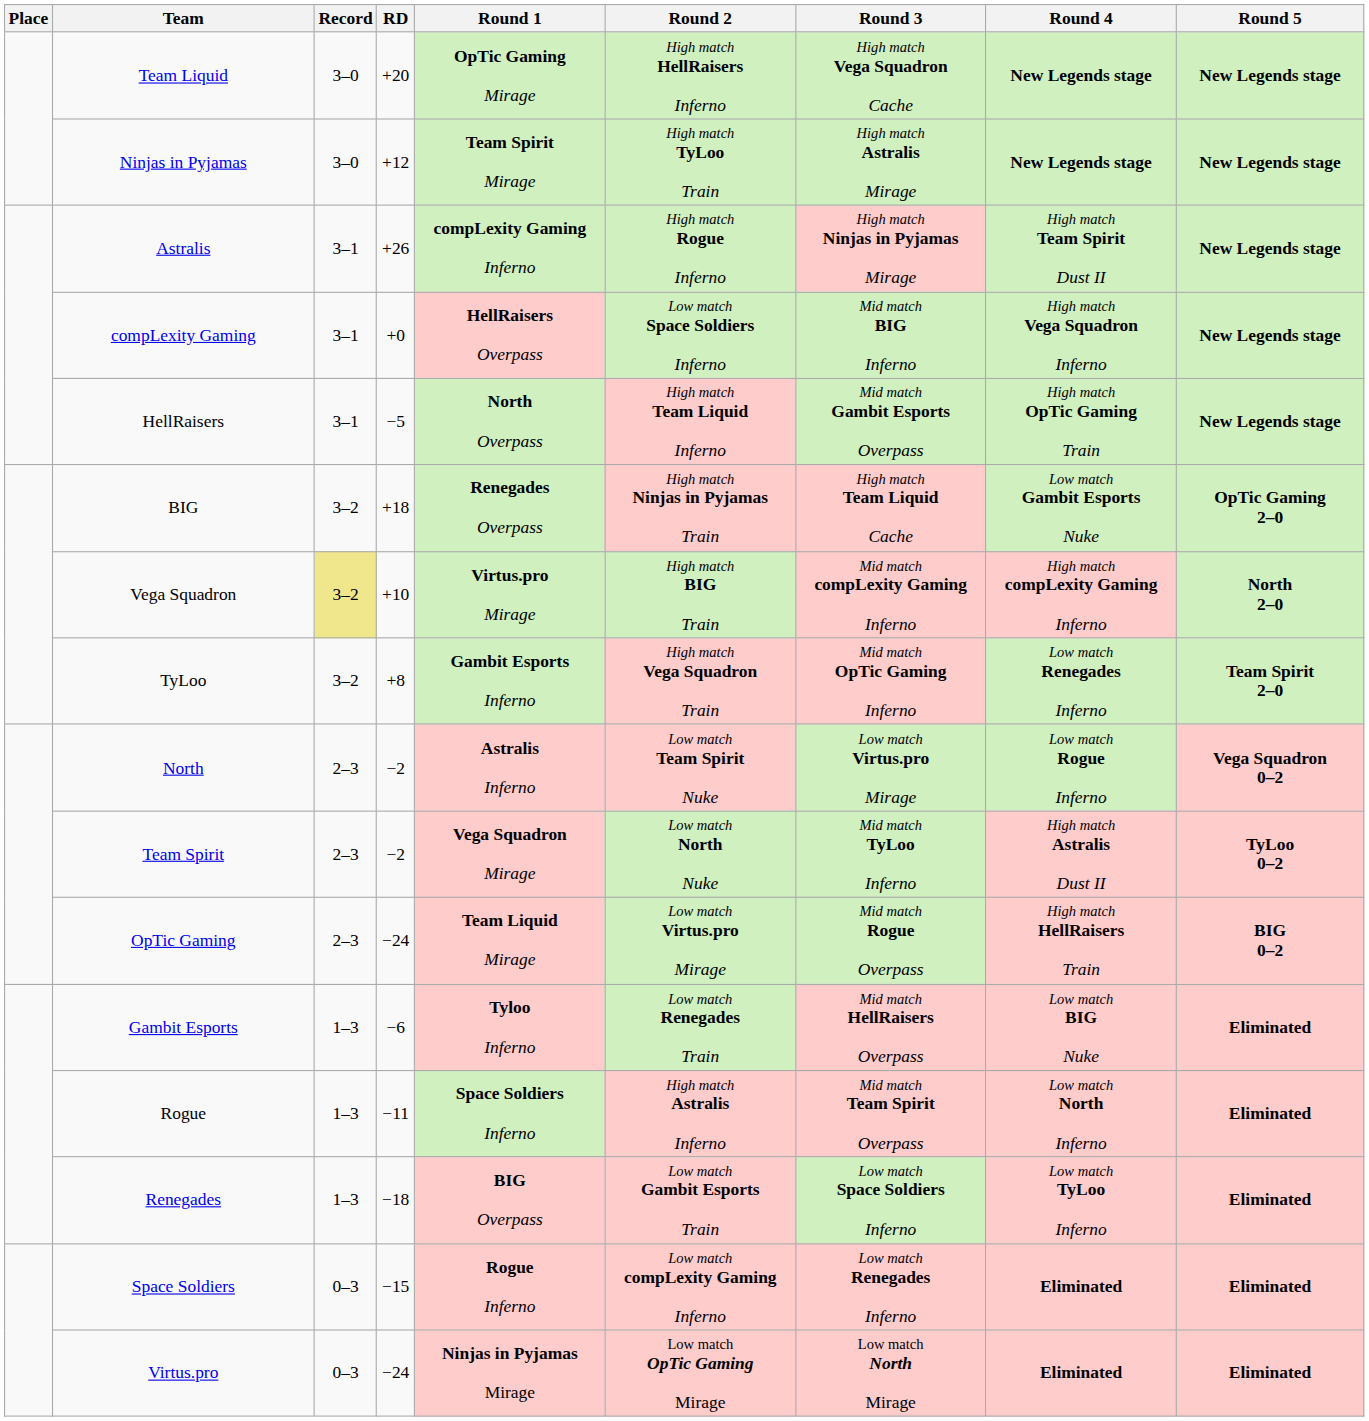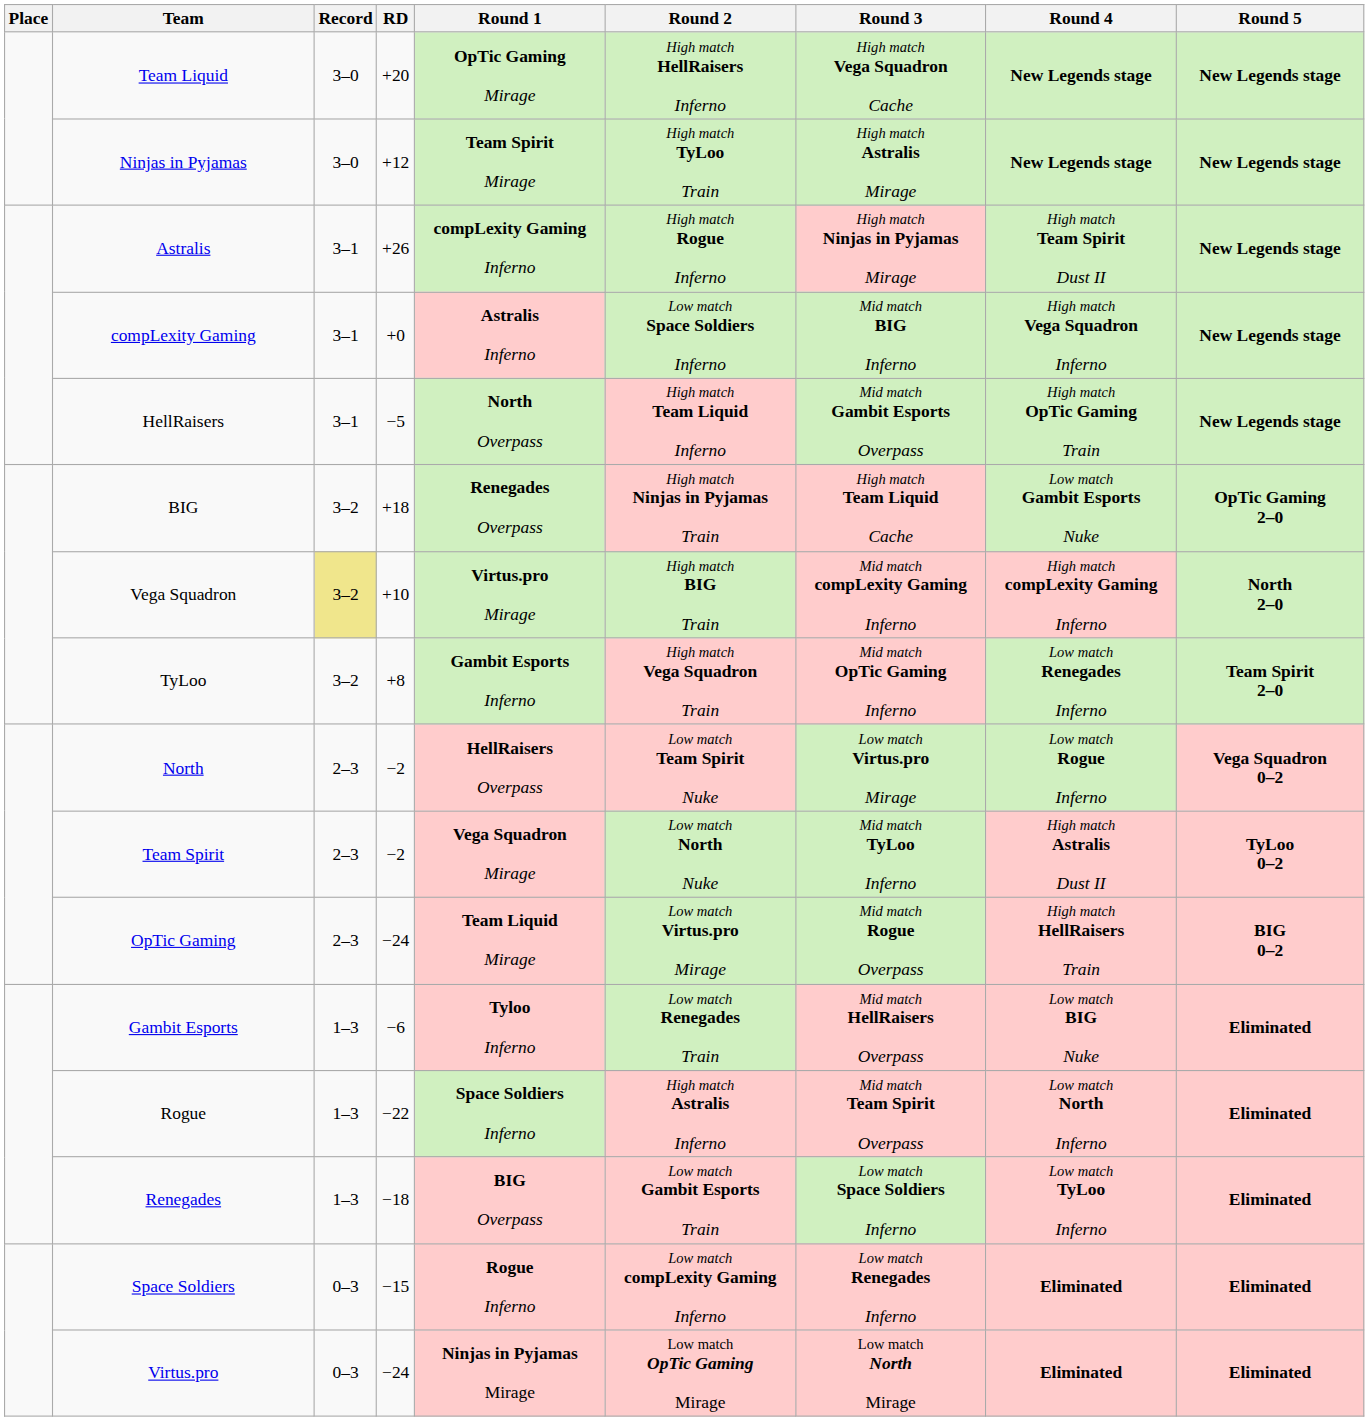(510, 334) HellRaisers Overpass -> (510, 334) Astralis Inferno
(510, 767) Astralis Inferno -> (510, 767) HellRaisers Overpass
(396, 1113) −11 -> (396, 1113) −22
